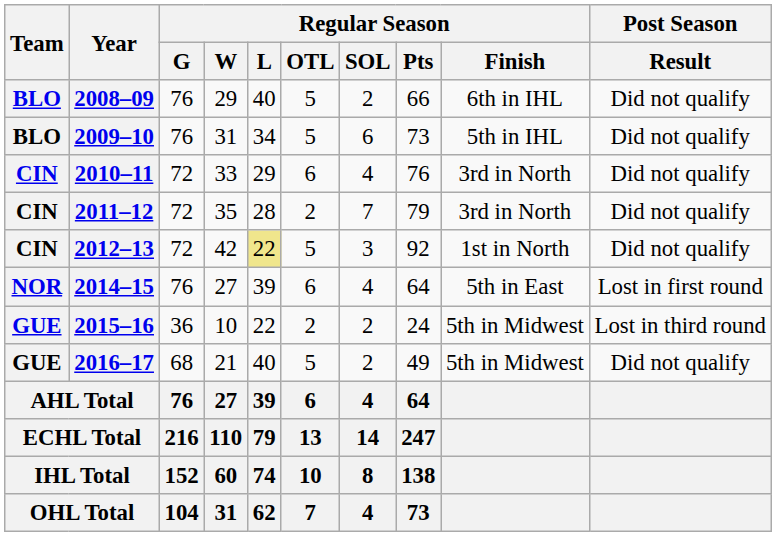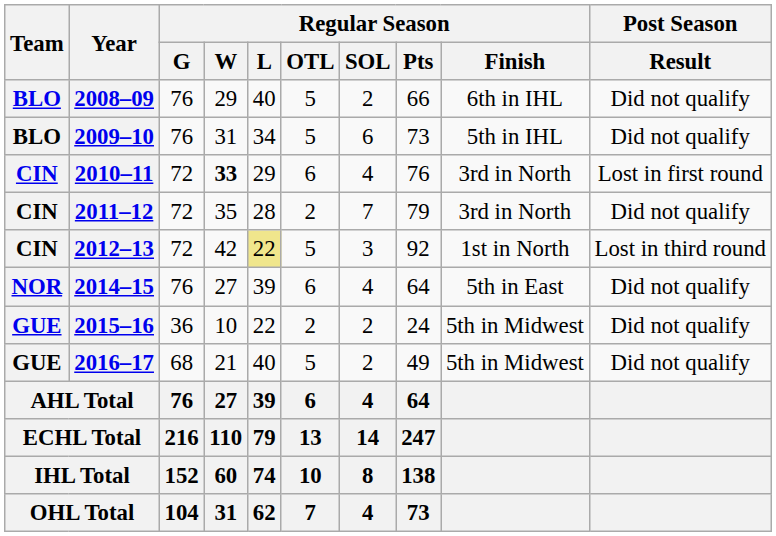(226, 173) normal -> (226, 173) bold
(680, 173) Did not qualify -> (680, 173) Lost in first round
(680, 249) Did not qualify -> (680, 249) Lost in third round
(680, 286) Lost in first round -> (680, 286) Did not qualify
(680, 324) Lost in third round -> (680, 324) Did not qualify
